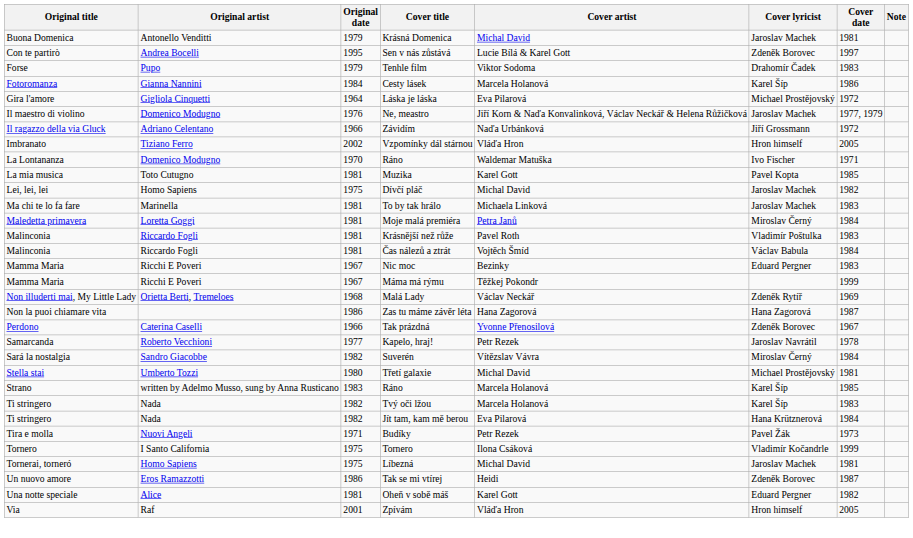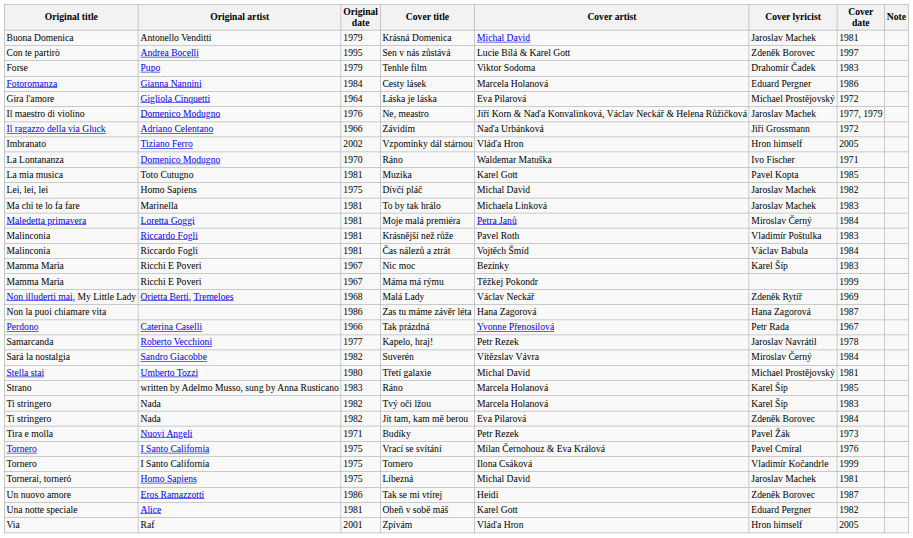(770, 83) Karel Šíp -> (781, 83) Eduard Pergner
(781, 266) Eduard Pergner -> (770, 266) Karel Šíp
(783, 327) Zdeněk Borovec -> (770, 327) Petr Rada
(787, 418) Hana Krütznerová -> (783, 418) Zdeněk Borovec
+ row: (22, 449)
